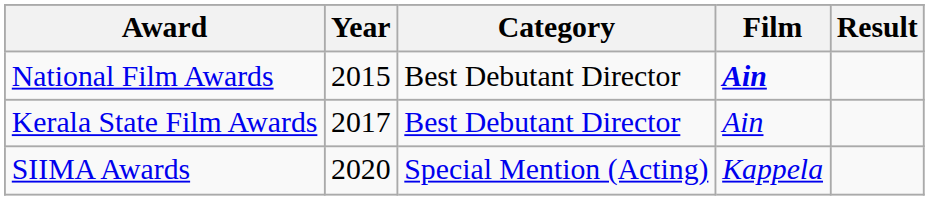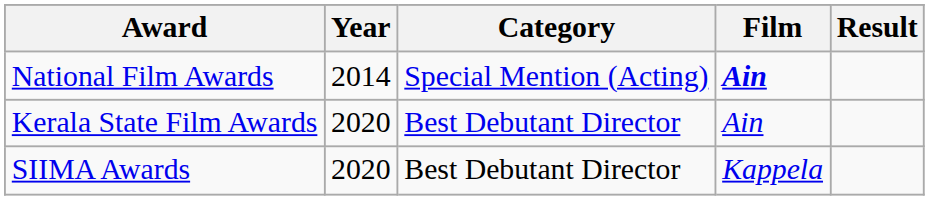(361, 75) 2015 -> (361, 75) 2014
(542, 75) Best Debutant Director -> (556, 75) Special Mention (Acting)
(361, 122) 2017 -> (361, 122) 2020
(556, 169) Special Mention (Acting) -> (542, 169) Best Debutant Director
